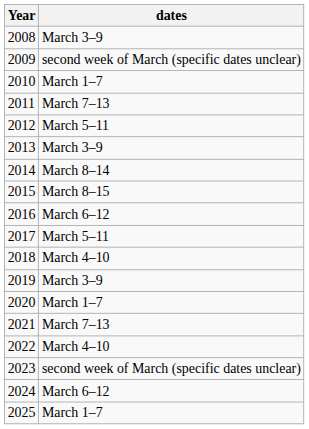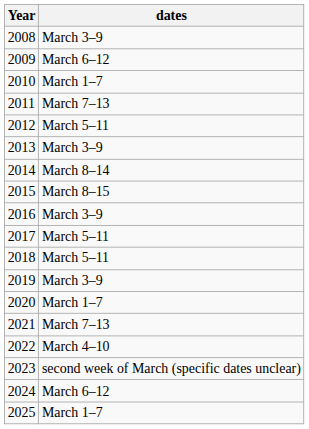(171, 59) second week of March (specific dates unclear) -> (76, 59) March 6–12
(76, 214) March 6–12 -> (72, 214) March 3–9
(76, 258) March 4–10 -> (75, 258) March 5–11
